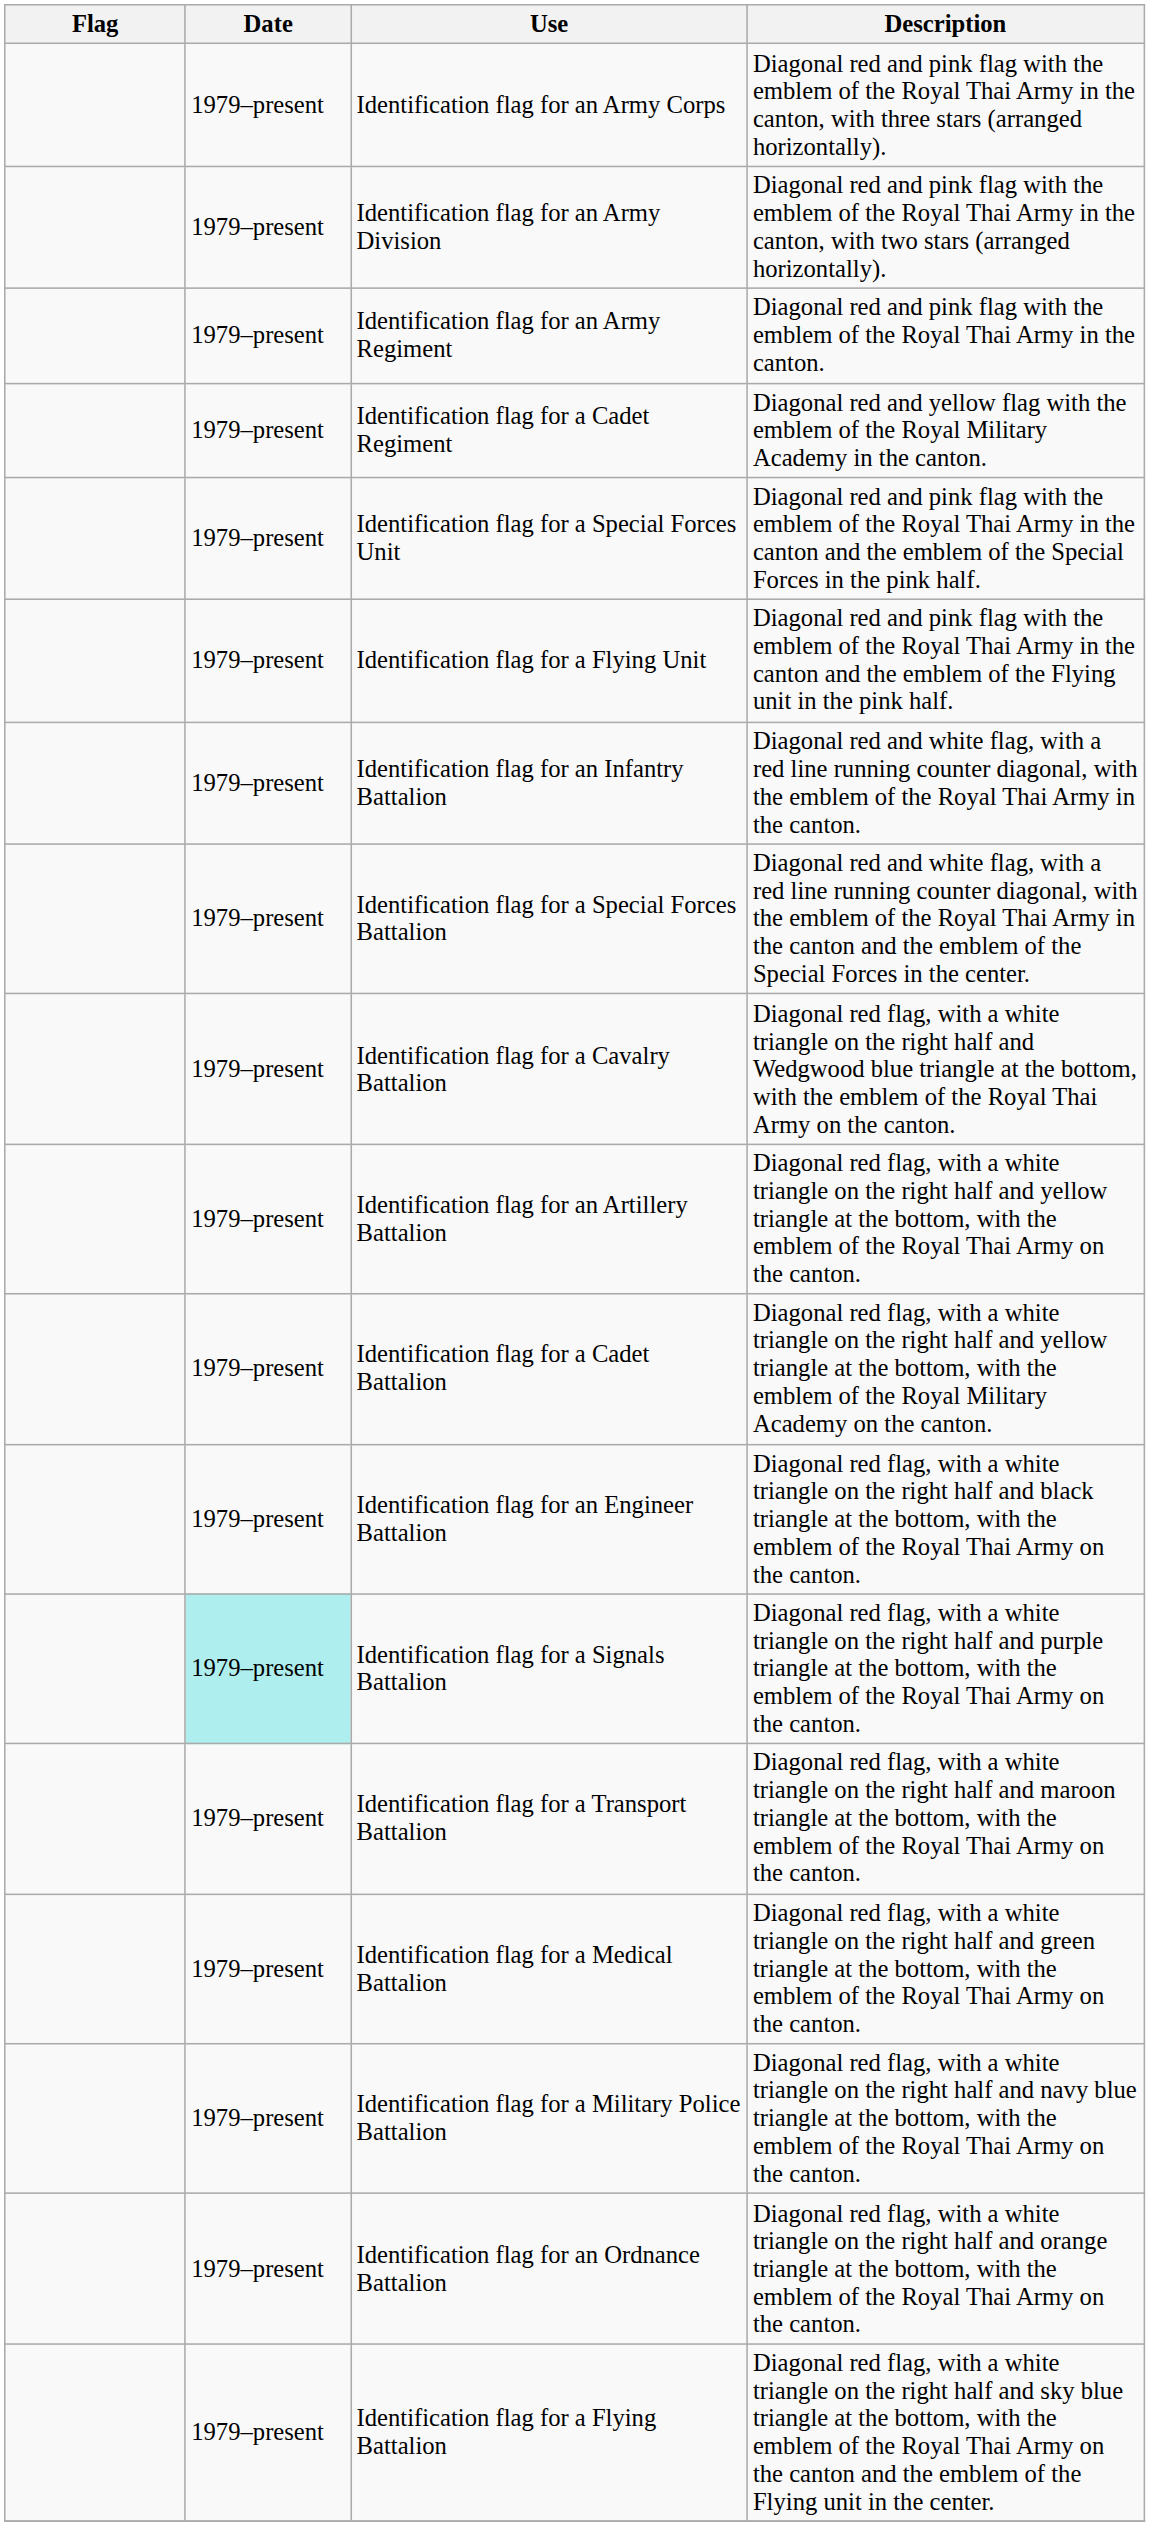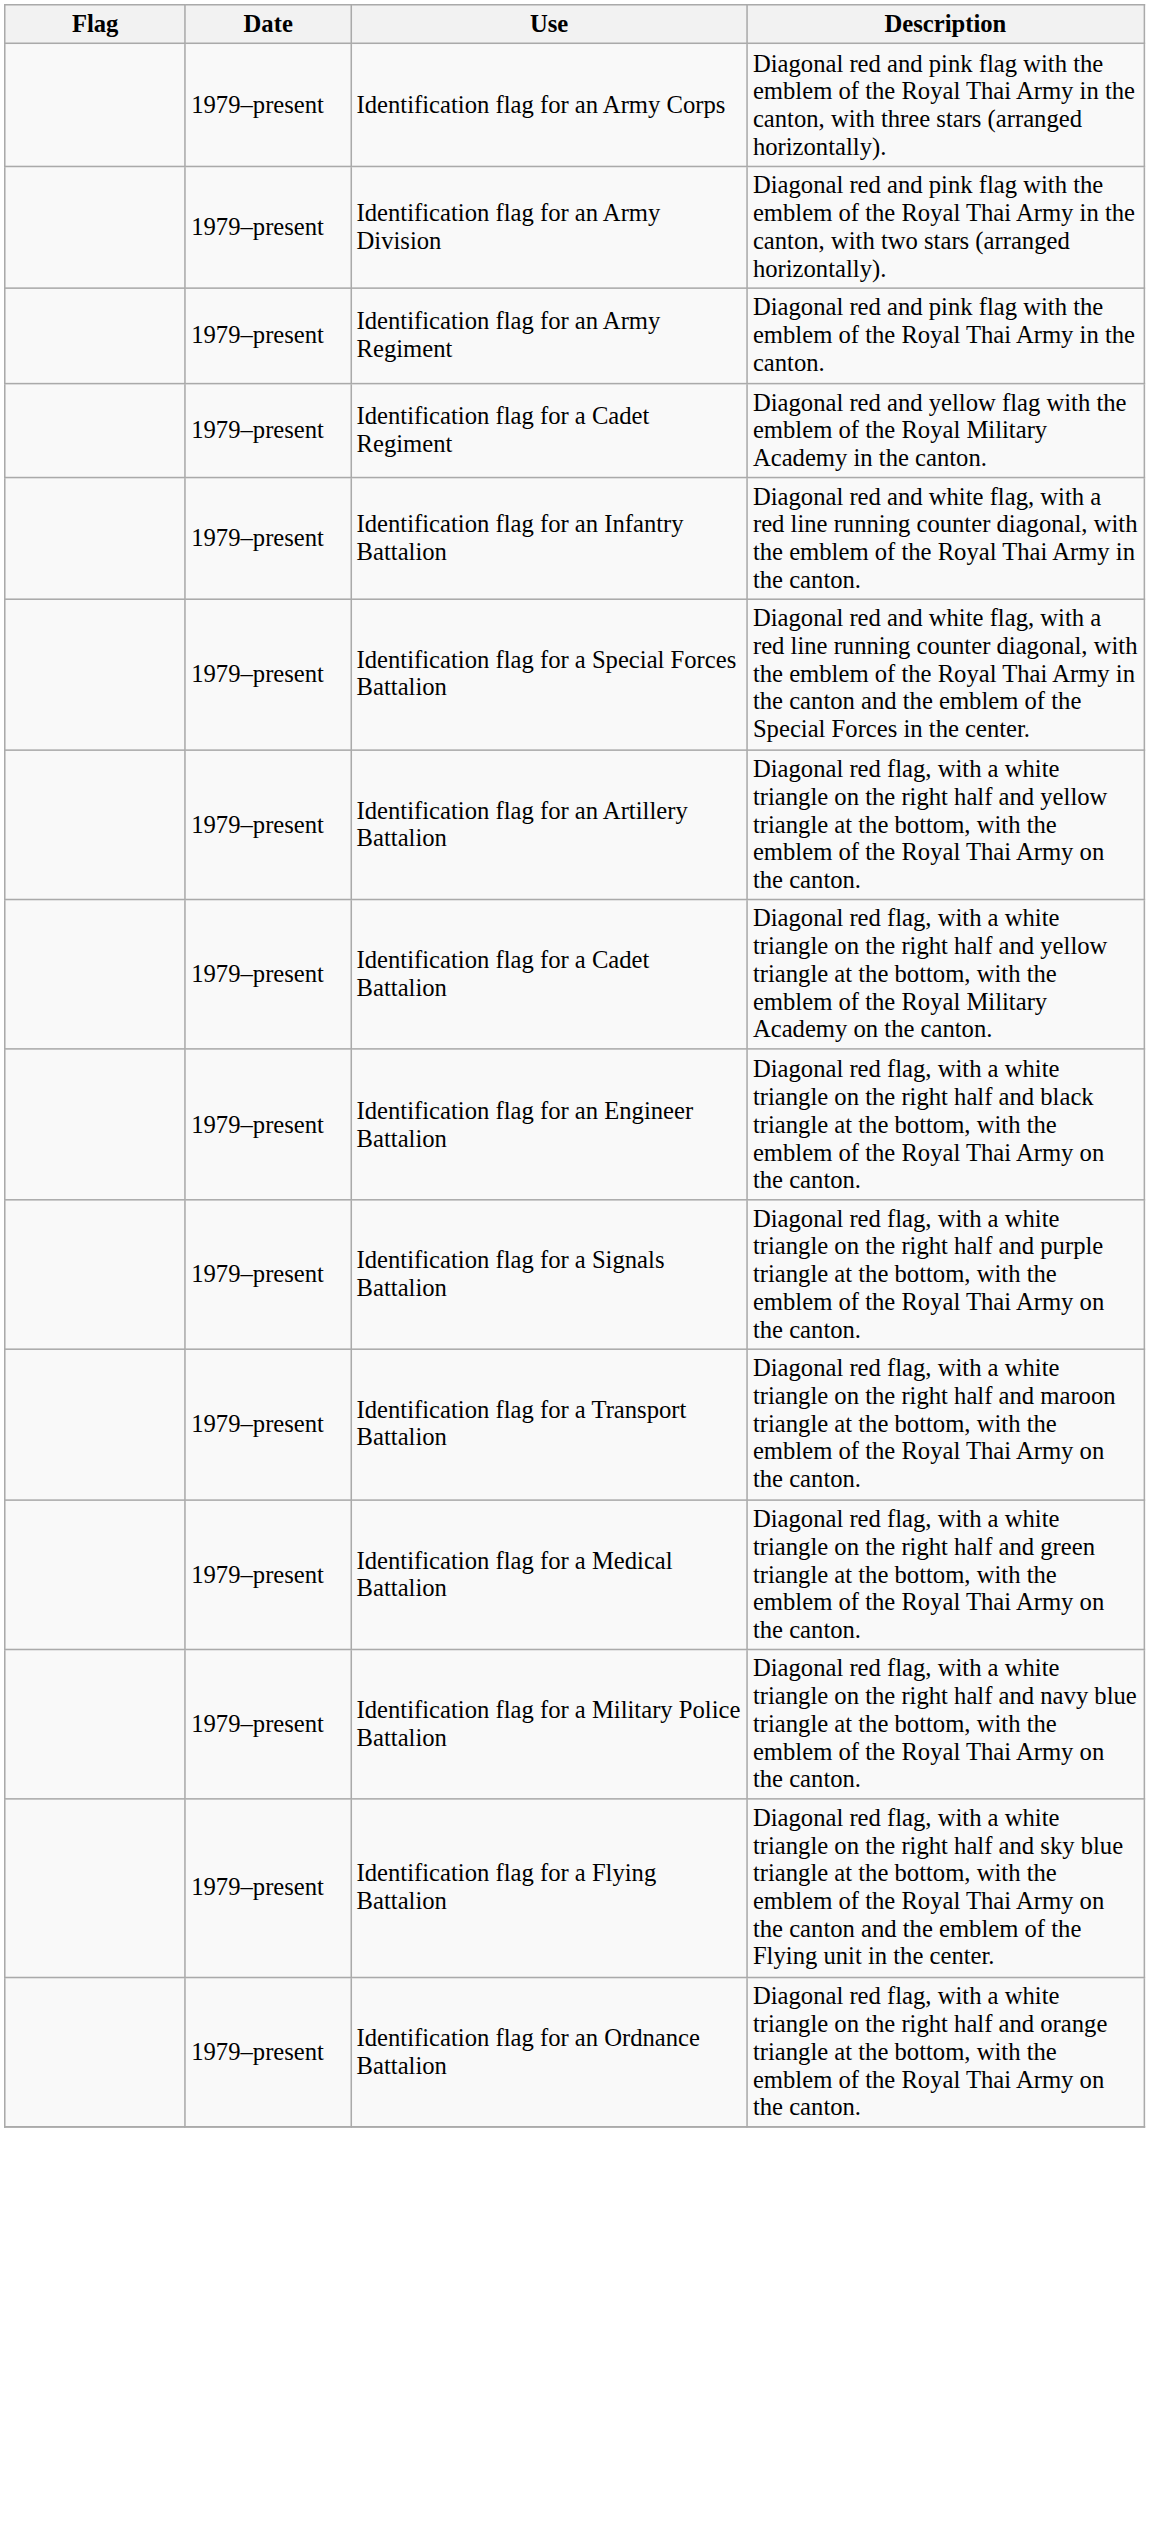- row: (546, 538)
- row: (531, 660)
- row: (513, 1068)
(258, 1668) paleturquoise background -> (258, 1274) no background
rows swapped: (528, 2268) <-> (506, 2432)
